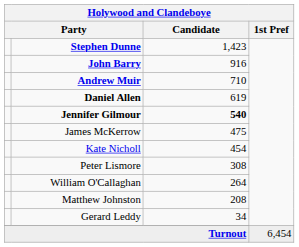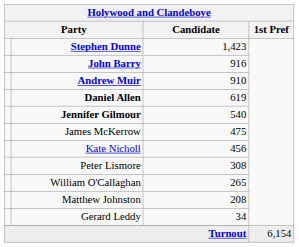(238, 81) 710 -> (238, 81) 910
(238, 115) bold -> (238, 115) normal
(238, 149) 454 -> (238, 149) 456
(238, 183) 264 -> (238, 183) 265
(279, 234) 6,454 -> (279, 234) 6,154
